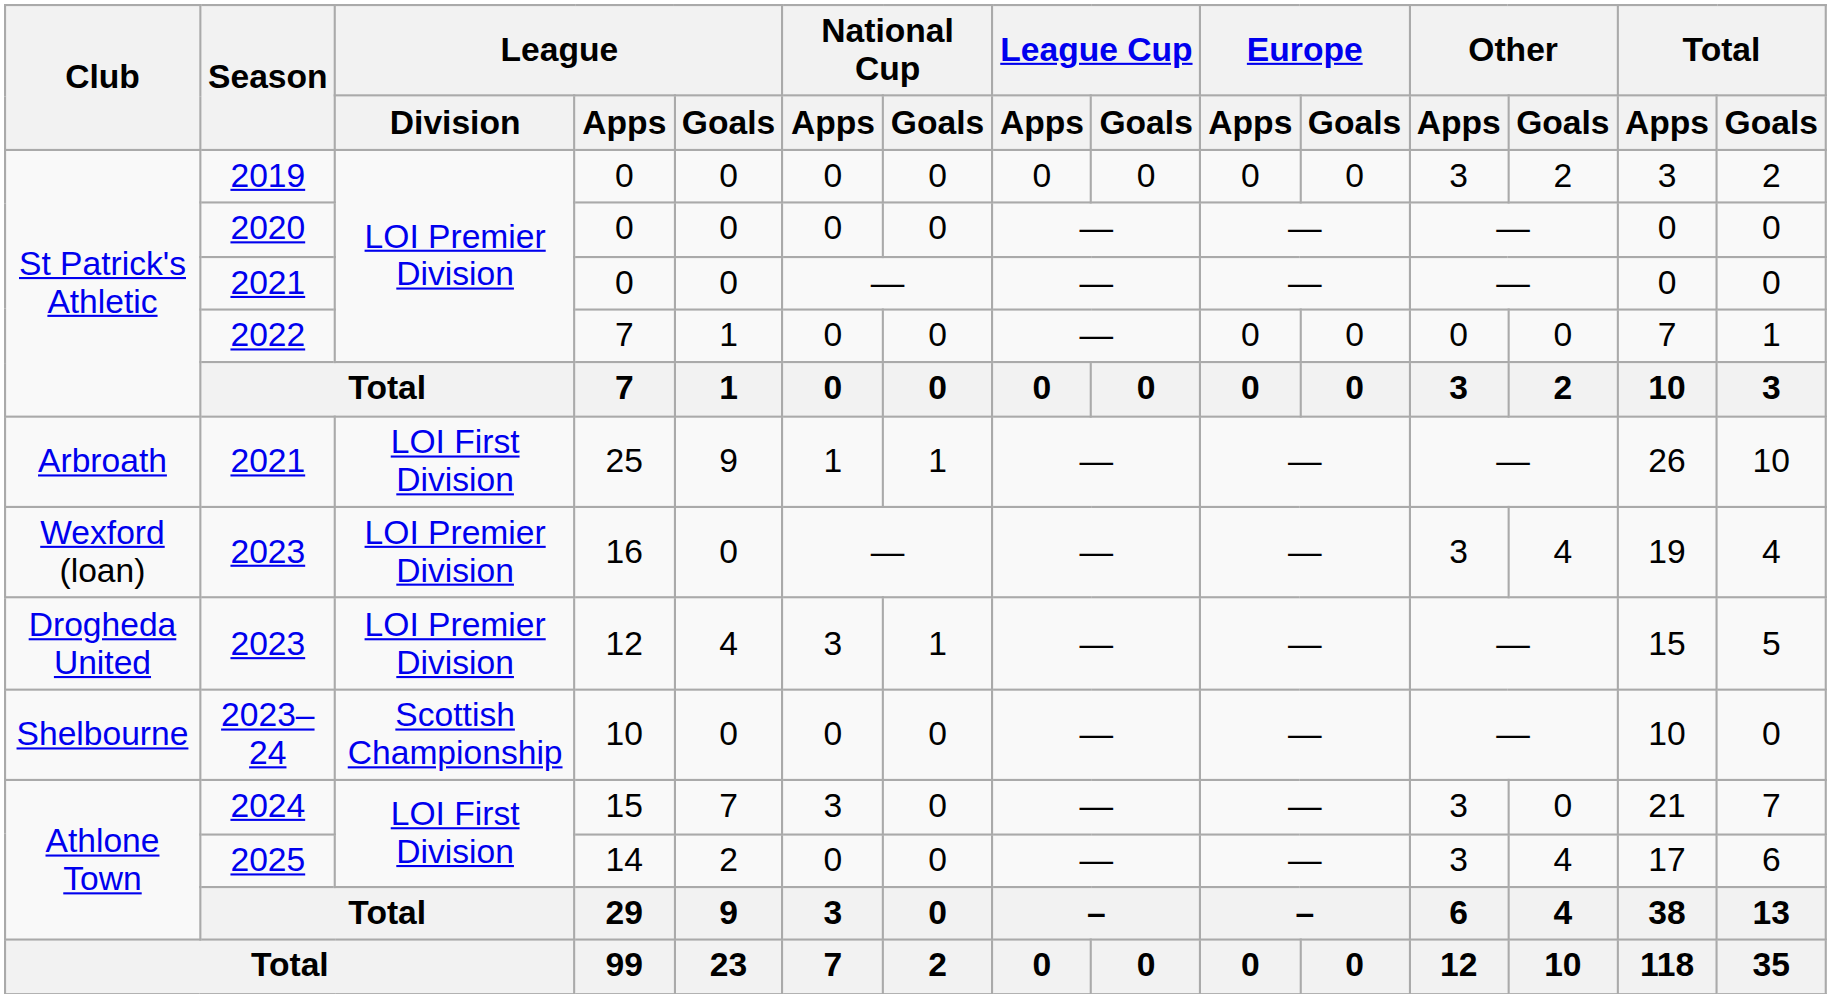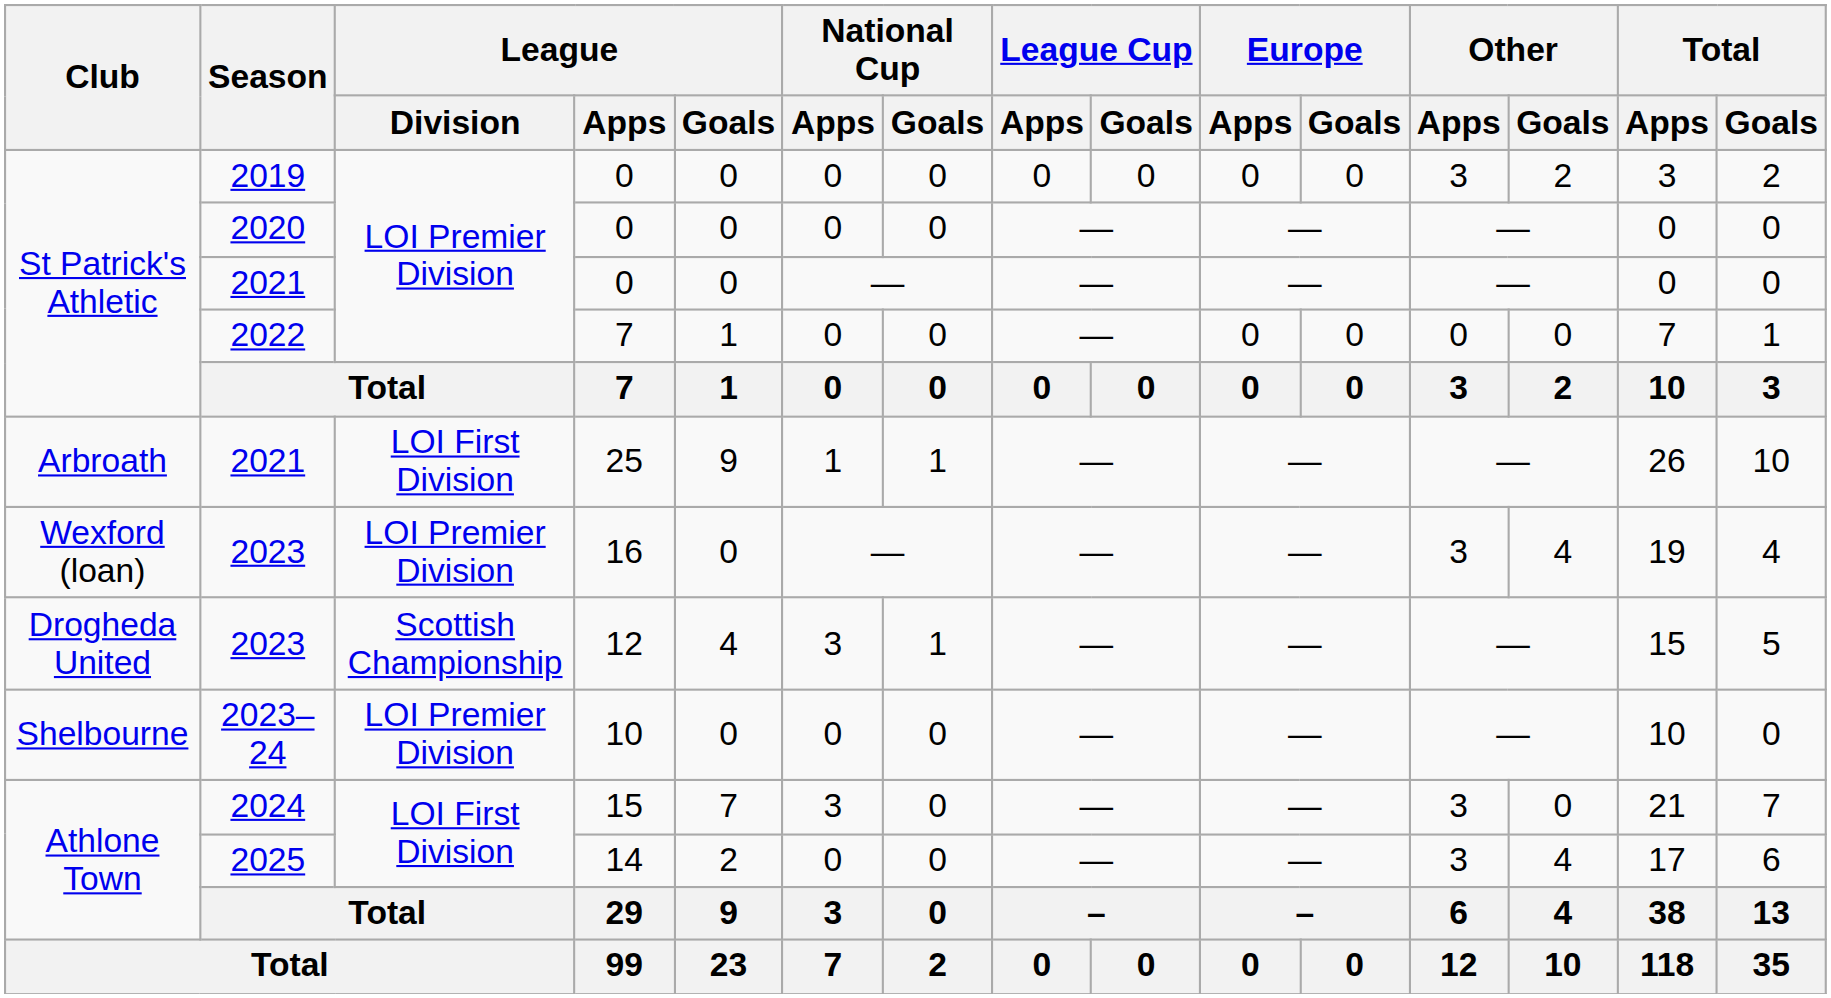(455, 643) LOI Premier Division -> (455, 643) Scottish Championship
(455, 734) Scottish Championship -> (455, 734) LOI Premier Division
